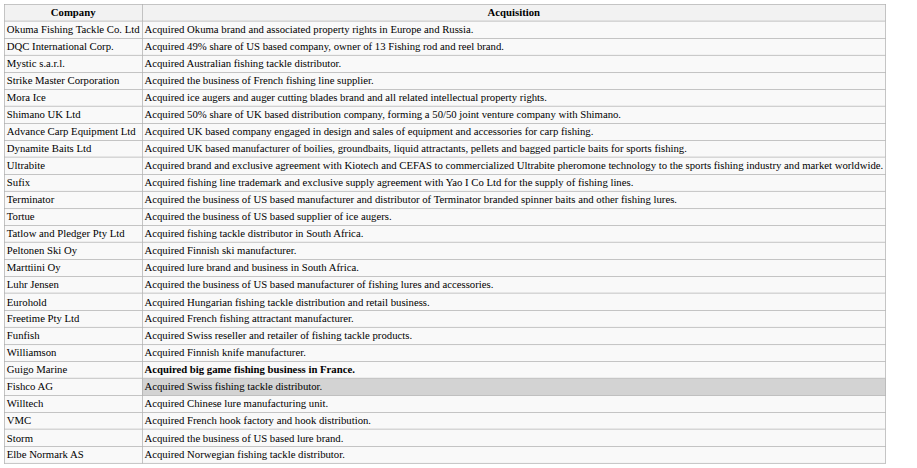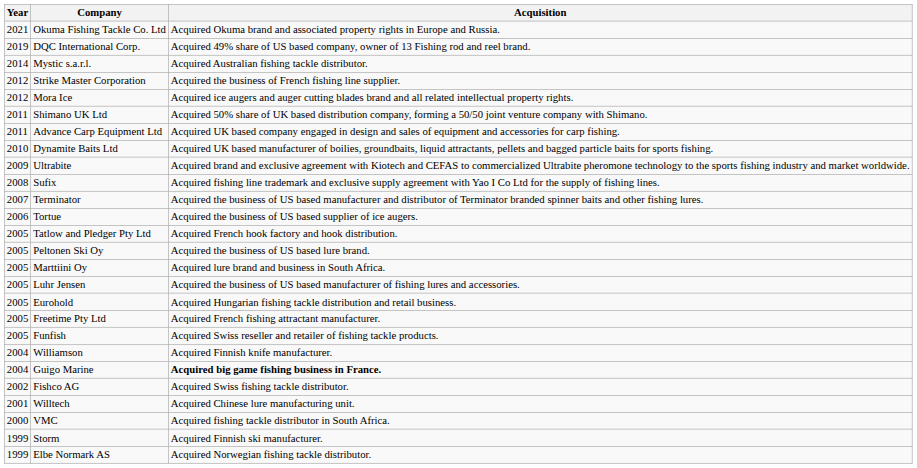+ column: (18, 13)
(254, 234) Acquired fishing tackle distributor in South Africa. -> (284, 234) Acquired French hook factory and hook distribution.
(220, 251) Acquired Finnish ski manufacturer. -> (270, 251) Acquired the business of US based lure brand.
(233, 387) lightgrey background -> (260, 387) no background
(258, 421) Acquired French hook factory and hook distribution. -> (280, 421) Acquired fishing tackle distributor in South Africa.
(244, 438) Acquired the business of US based lure brand. -> (247, 438) Acquired Finnish ski manufacturer.
